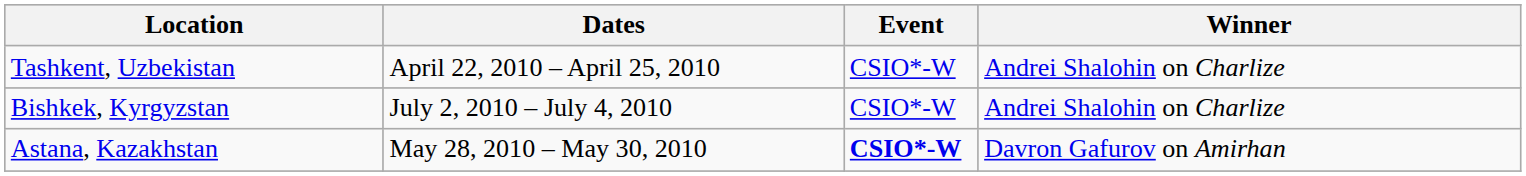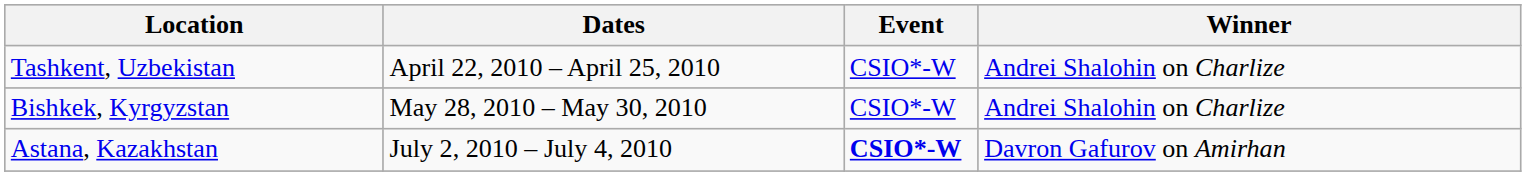(531, 107) July 2, 2010 – July 4, 2010 -> (548, 107) May 28, 2010 – May 30, 2010
(548, 149) May 28, 2010 – May 30, 2010 -> (531, 149) July 2, 2010 – July 4, 2010
